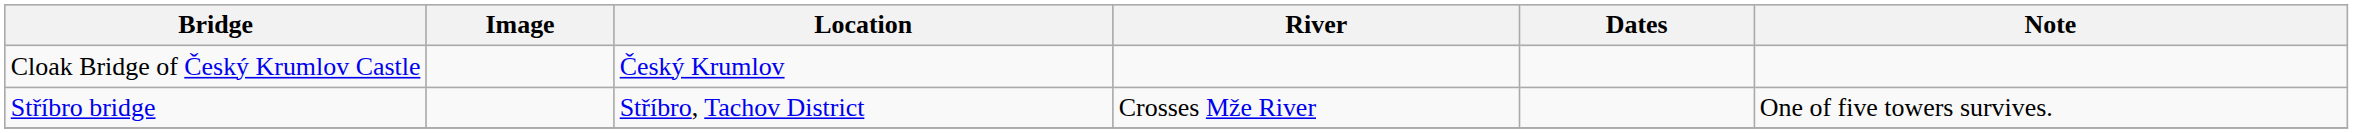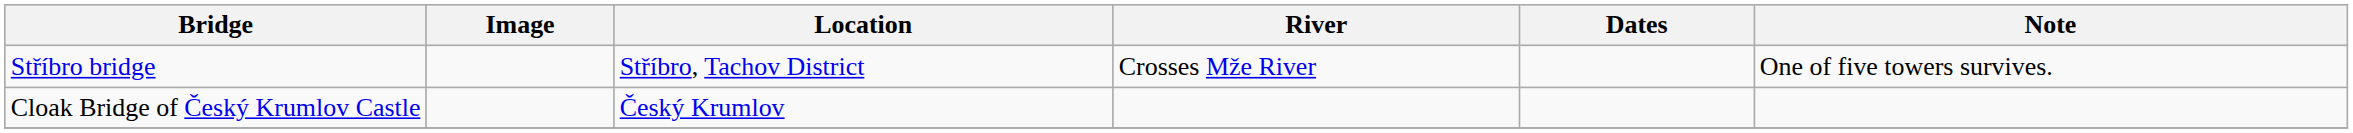rows swapped: (83, 107) <-> (216, 66)
